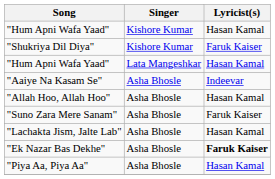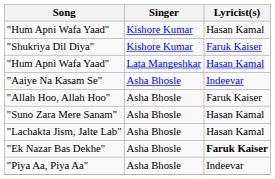(235, 98) Hasan Kamal -> (234, 98) Faruk Kaiser
(234, 115) Faruk Kaiser -> (235, 115) Hasan Kamal
(235, 166) Hasan Kamal -> (225, 166) Indeevar
